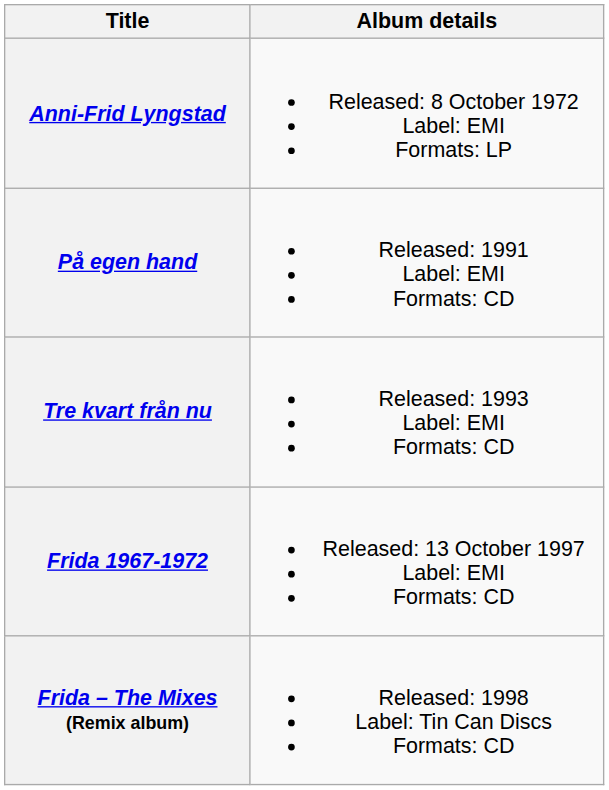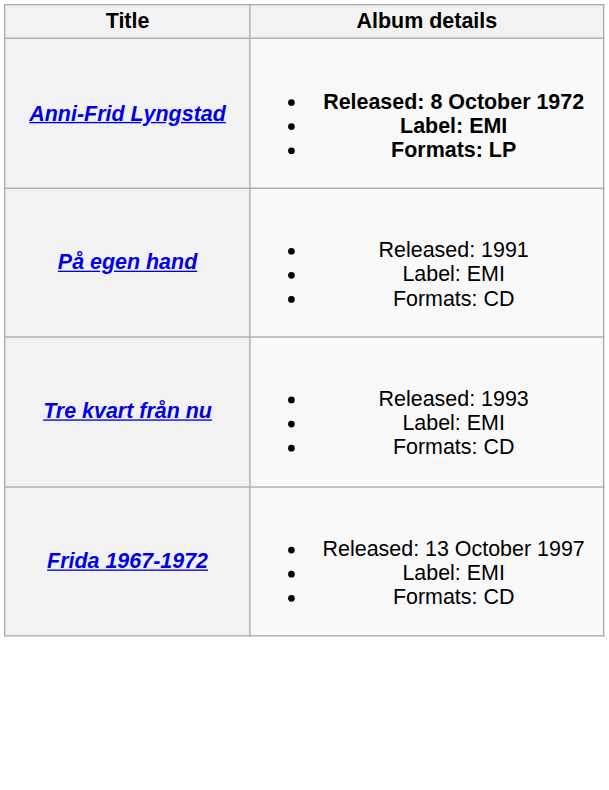(427, 125) normal -> (427, 125) bold
- row: (128, 710)
